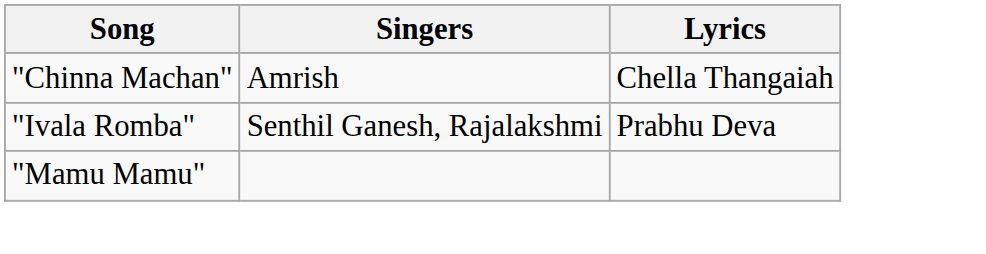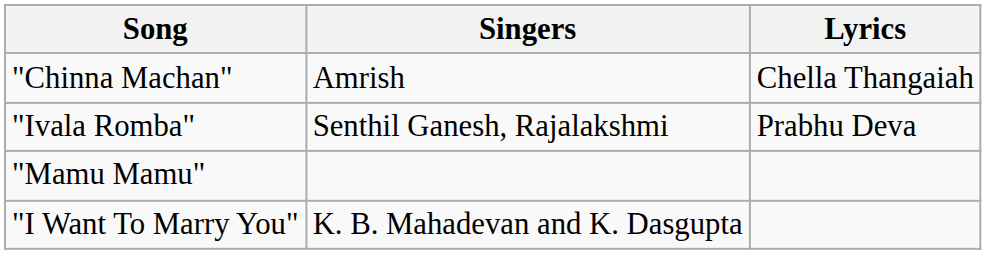+ row: (155, 223)
